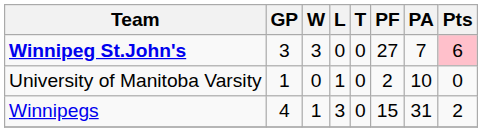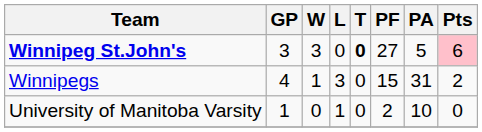(360, 50) normal -> (360, 50) bold
(421, 50) 7 -> (421, 50) 5
rows swapped: (54, 111) <-> (135, 80)
